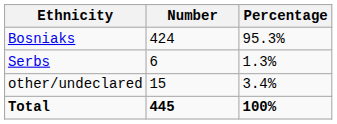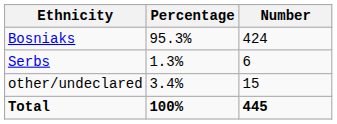columns swapped: (193, 16) <-> (286, 16)
